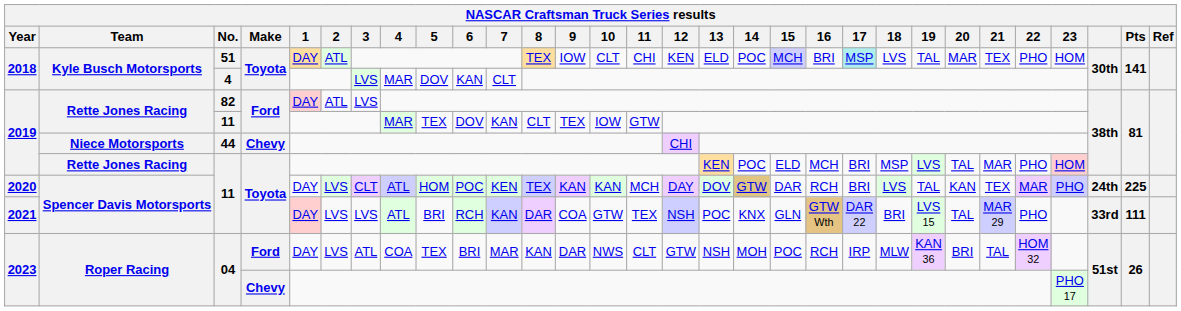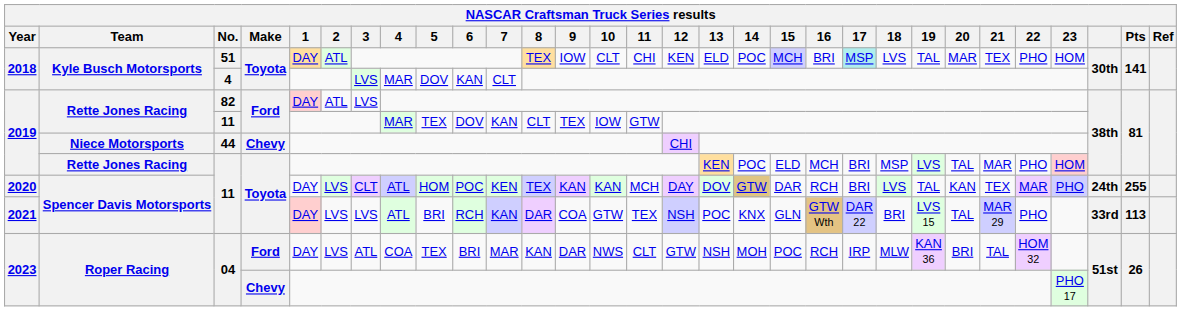(1136, 186) 225 -> (1136, 186) 255
(1136, 215) 111 -> (1136, 215) 113
